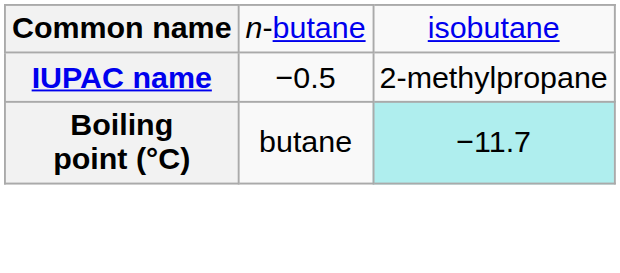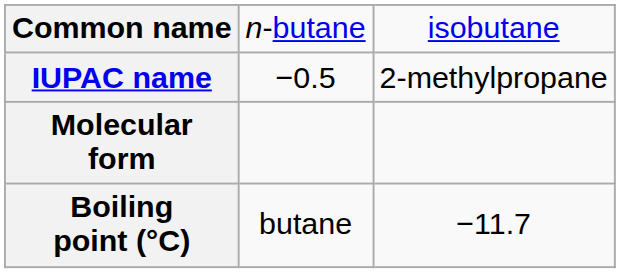+ row: (122, 142)
(494, 142) paleturquoise background -> (494, 224) no background
